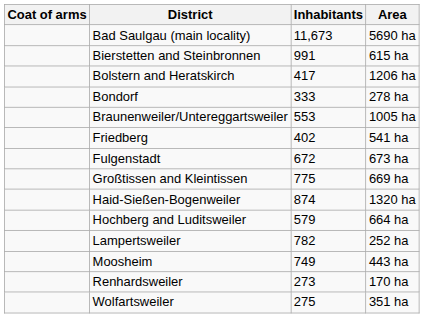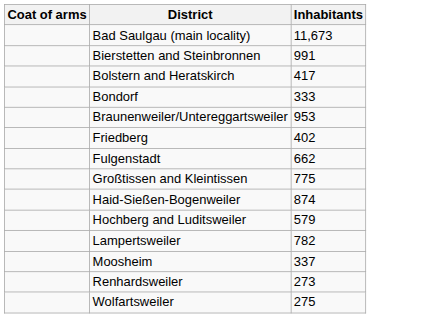- column: (392, 14)
(305, 117) 553 -> (305, 117) 953
(305, 158) 672 -> (305, 158) 662
(305, 261) 749 -> (305, 261) 337
